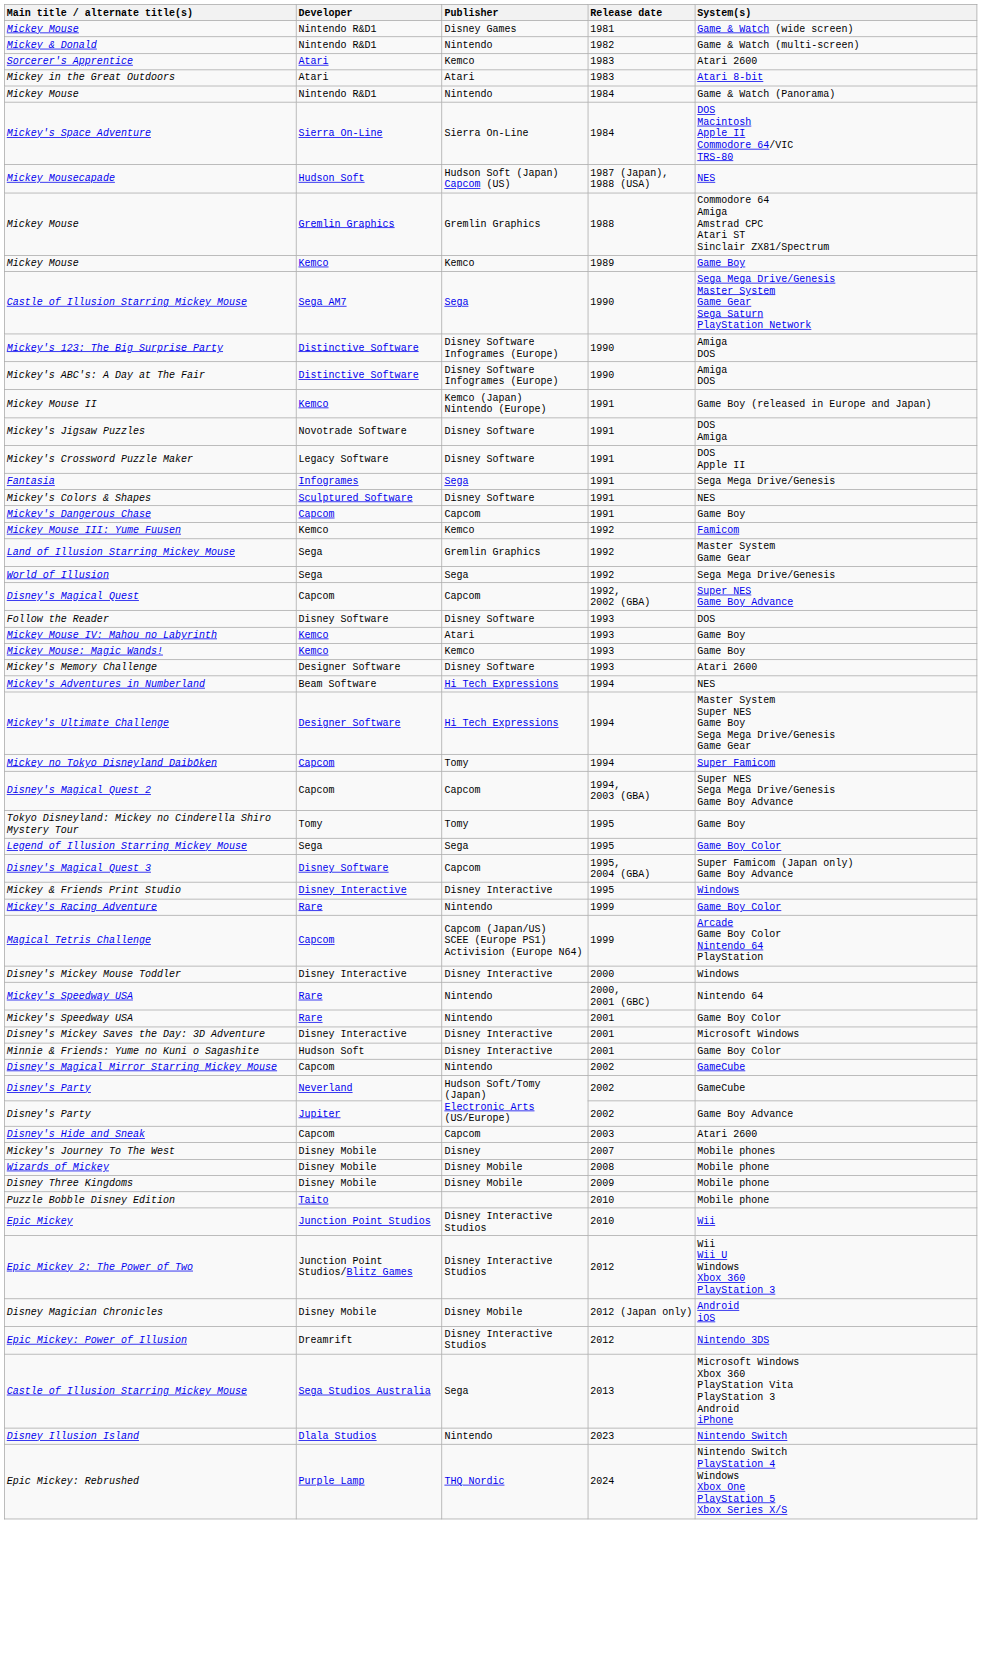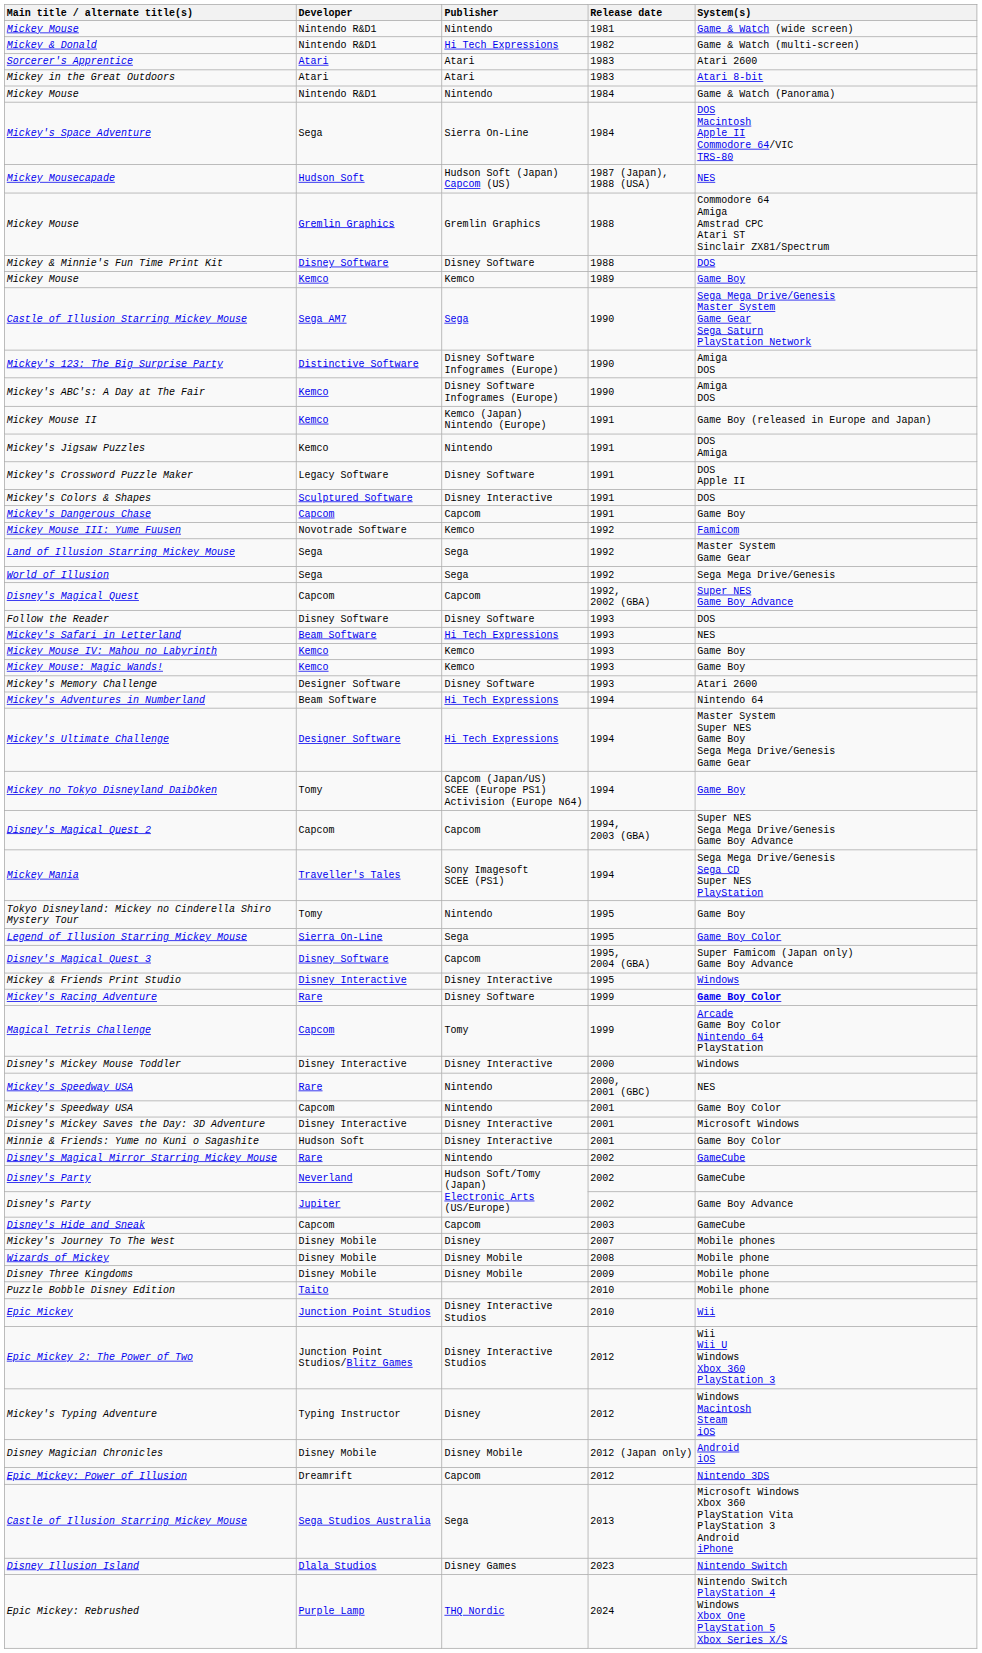(480, 29) Disney Games -> (468, 29) Nintendo
(468, 45) Nintendo -> (501, 45) Hi Tech Expressions
(459, 61) Kemco -> (459, 61) Atari
(341, 134) Sierra On-Line -> (311, 134) Sega
+ row: (115, 263)
(359, 376) Distinctive Software -> (314, 392) Kemco
(353, 432) Novotrade Software -> (314, 448) Kemco
(489, 432) Disney Software -> (468, 448) Nintendo
- row: (31, 481)
(489, 498) Disney Software -> (498, 498) Disney Interactive
(706, 498) NES -> (706, 498) DOS
(314, 530) Kemco -> (353, 530) Novotrade Software
(492, 553) Gremlin Graphics -> (456, 553) Sega
+ row: (94, 635)
(459, 635) Atari -> (459, 651) Kemco
(706, 684) NES -> (730, 700) Nintendo 64
(317, 763) Capcom -> (311, 791) Tomy
(456, 763) Tomy -> (513, 791) Capcom (Japan/US) SCEE (Europe PS1) Activision (Europe N64)
(736, 763) Super Famicom -> (721, 791) Game Boy
+ row: (43, 875)
(456, 824) Tomy -> (468, 915) Nintendo
(311, 846) Sega -> (341, 937) Sierra On-Line
(468, 907) Nintendo -> (489, 997) Disney Software
(739, 907) normal -> (739, 997) bold
(513, 941) Capcom (Japan/US) SCEE (Europe PS1) Activision (Europe N64) -> (456, 1031) Tomy
(730, 996) Nintendo 64 -> (706, 1087) NES
(311, 1018) Rare -> (317, 1109) Capcom
(317, 1067) Capcom -> (311, 1158) Rare
(727, 1135) Atari 2600 -> (721, 1225) GameCube
+ row: (82, 1414)
(498, 1340) Disney Interactive Studios -> (462, 1476) Capcom
(468, 1436) Nintendo -> (480, 1566) Disney Games
